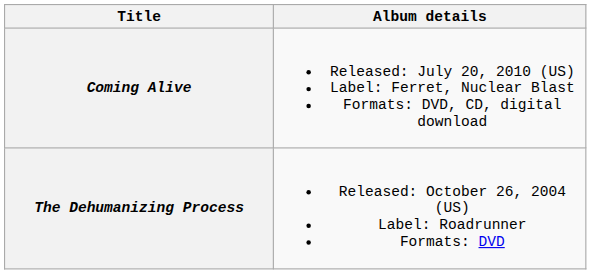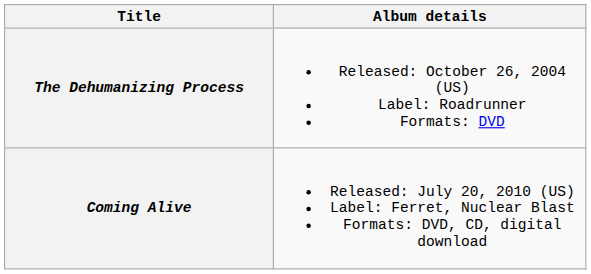rows swapped: (139, 208) <-> (139, 88)
